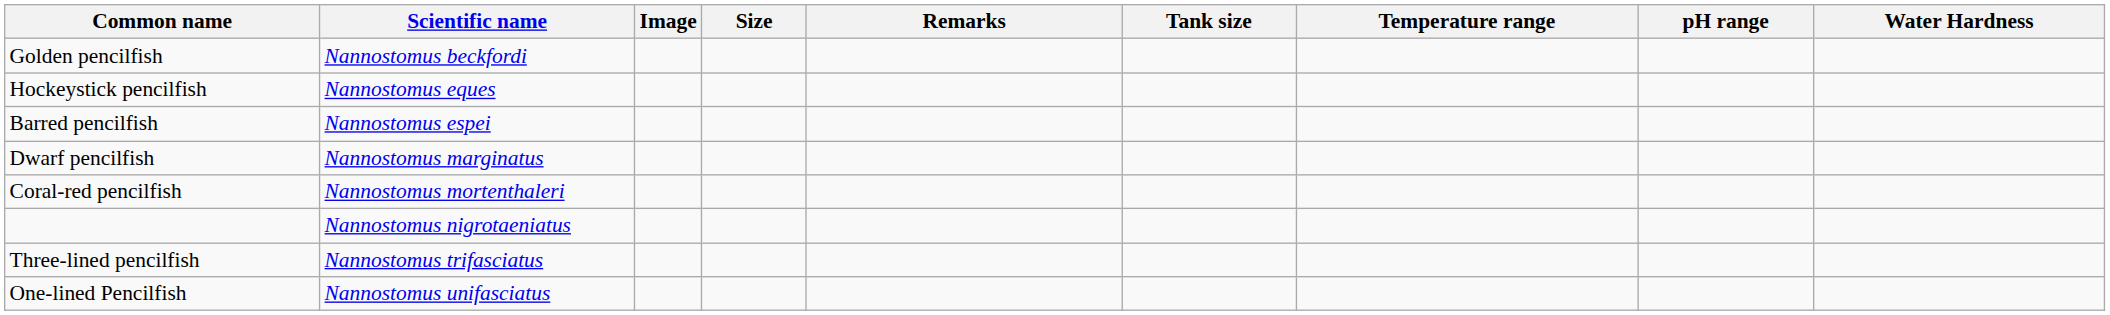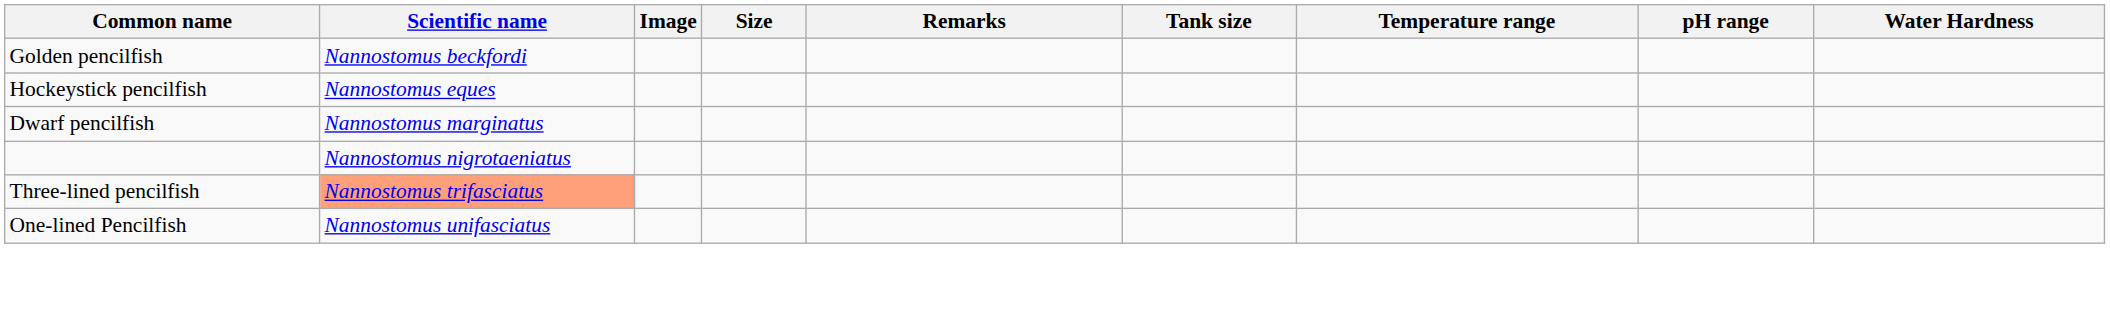- row: (84, 123)
- row: (96, 191)
(434, 259) no background -> (434, 191) lightsalmon background
